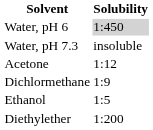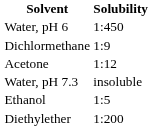(108, 27) lightgrey background -> (108, 27) no background
rows swapped: (41, 45) <-> (47, 82)
